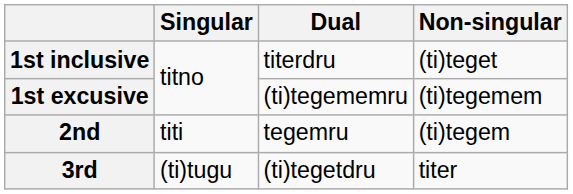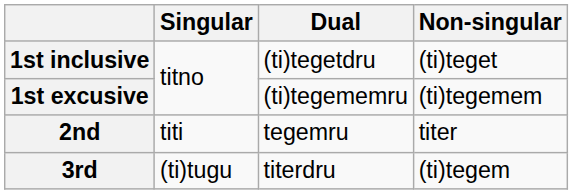(300, 59) titerdru -> (320, 59) (ti)tegetdru
(464, 133) (ti)tegem -> (438, 133) titer
(320, 170) (ti)tegetdru -> (300, 170) titerdru
(438, 170) titer -> (464, 170) (ti)tegem
